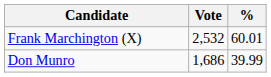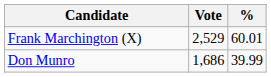(208, 38) 2,532 -> (208, 38) 2,529
